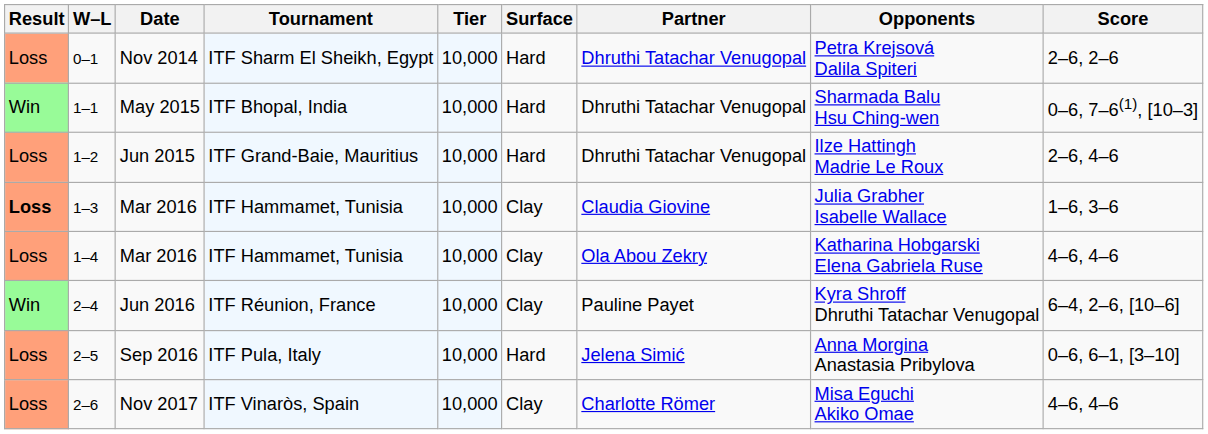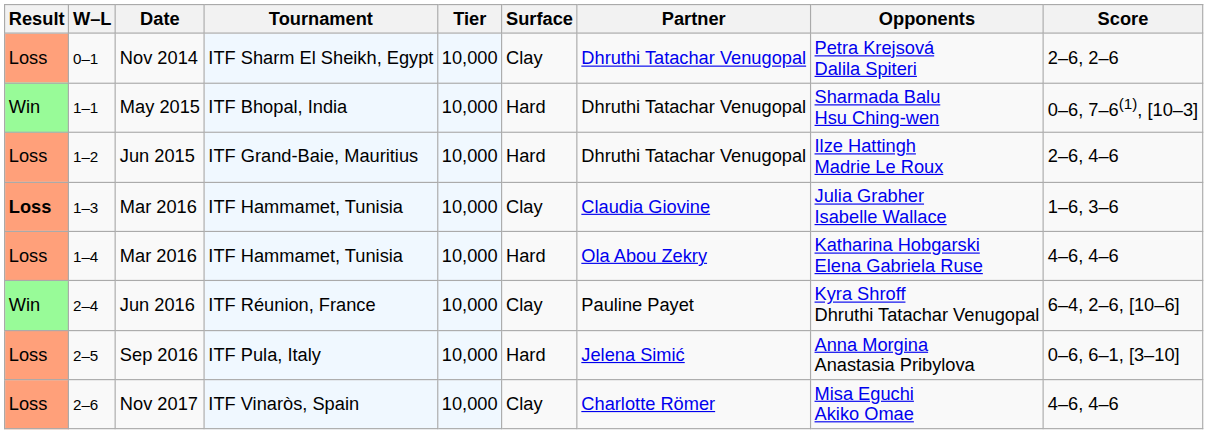(526, 58) Hard -> (524, 58) Clay
(524, 255) Clay -> (526, 255) Hard
